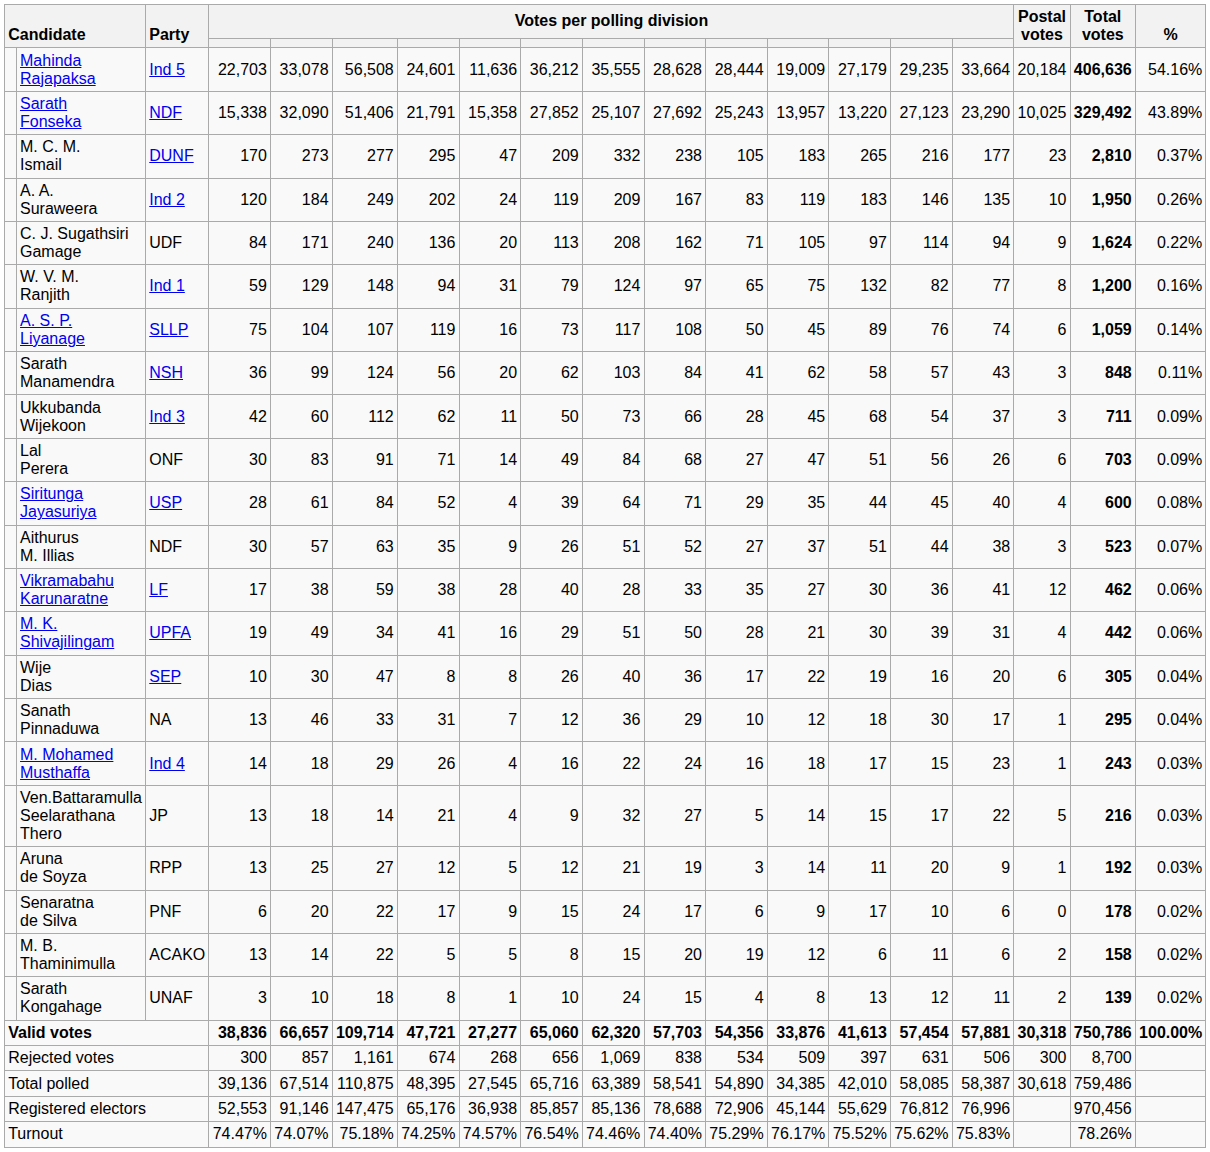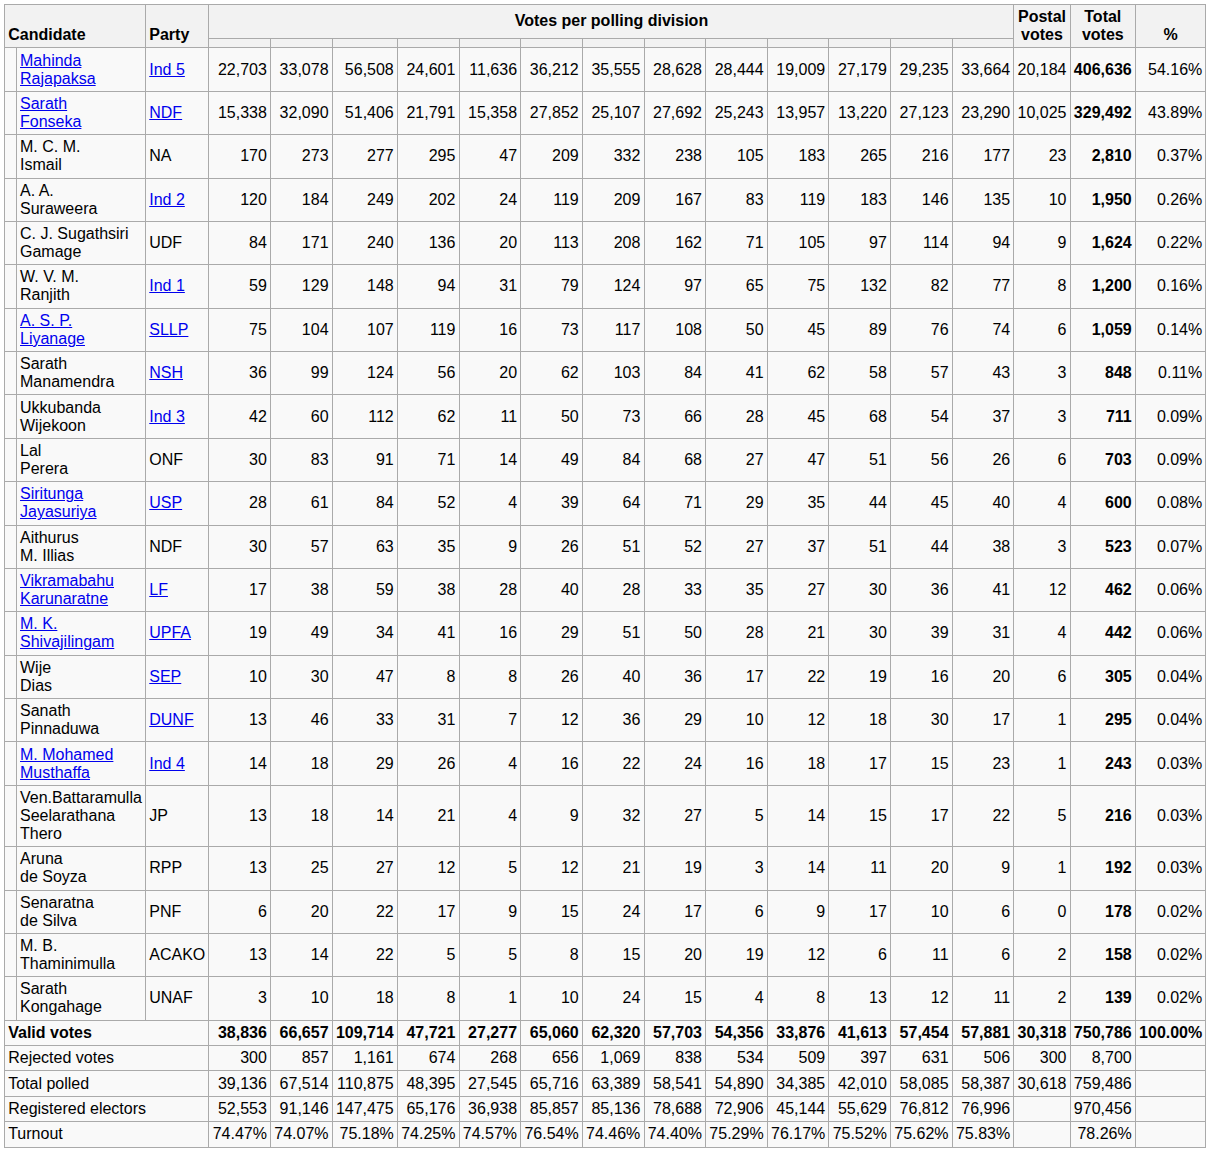(171, 156) DUNF -> (160, 156) NA
(160, 720) NA -> (171, 720) DUNF
